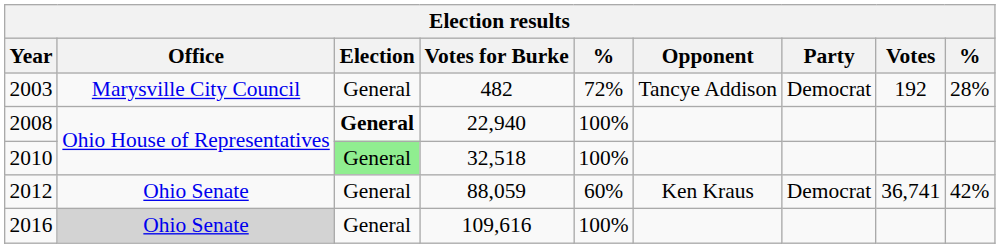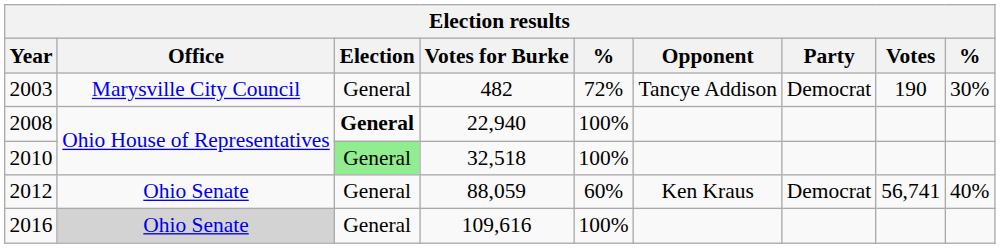(911, 89) 192 -> (911, 89) 190
(970, 89) 28% -> (970, 89) 30%
(911, 191) 36,741 -> (911, 191) 56,741
(970, 191) 42% -> (970, 191) 40%
